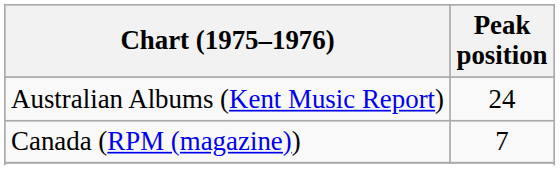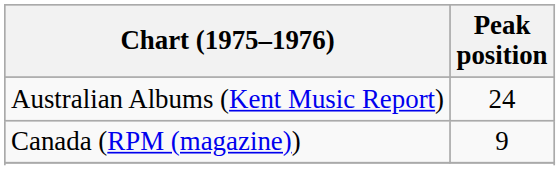(502, 141) 7 -> (502, 141) 9
